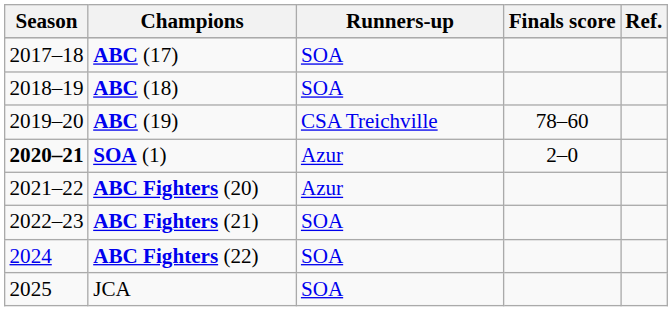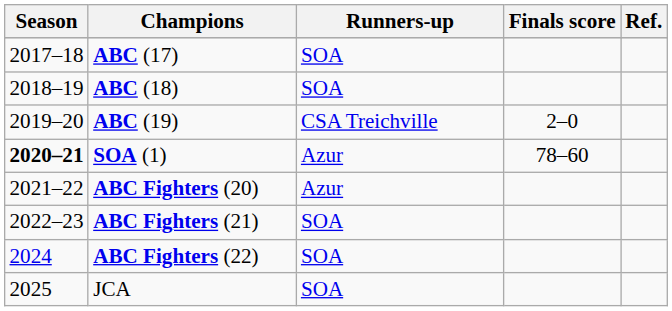(562, 121) 78–60 -> (562, 121) 2–0
(562, 155) 2–0 -> (562, 155) 78–60
